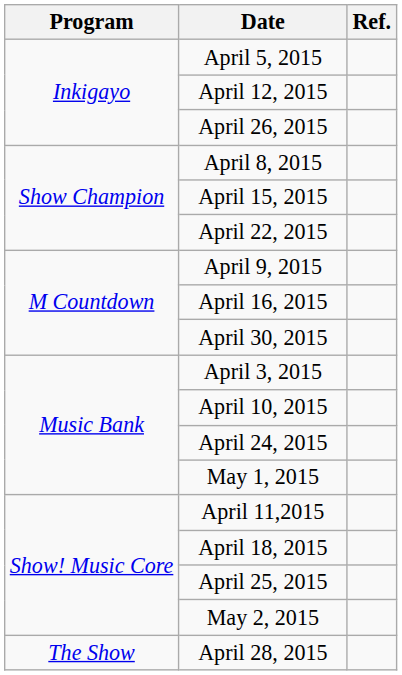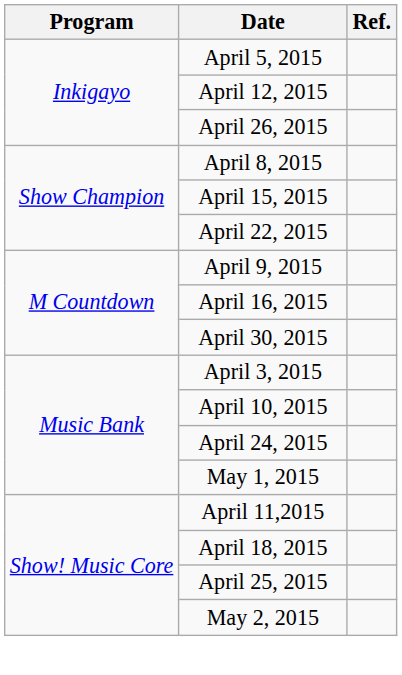- row: (263, 652)
